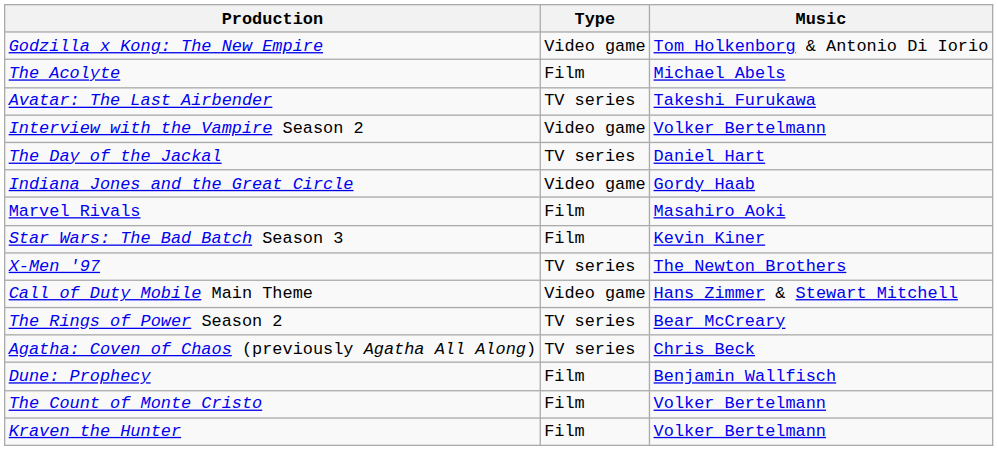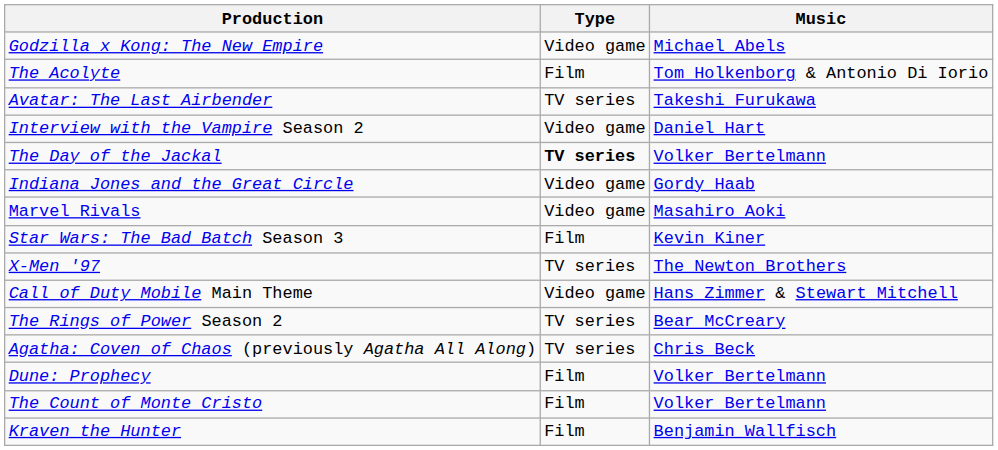(821, 46) Tom Holkenborg & Antonio Di Iorio -> (720, 46) Michael Abels
(720, 74) Michael Abels -> (821, 74) Tom Holkenborg & Antonio Di Iorio
(740, 129) Volker Bertelmann -> (709, 129) Daniel Hart
(590, 156) normal -> (590, 156) bold
(709, 156) Daniel Hart -> (740, 156) Volker Bertelmann
(564, 211) Film -> (595, 211) Video game
(745, 376) Benjamin Wallfisch -> (740, 376) Volker Bertelmann
(740, 432) Volker Bertelmann -> (745, 432) Benjamin Wallfisch
